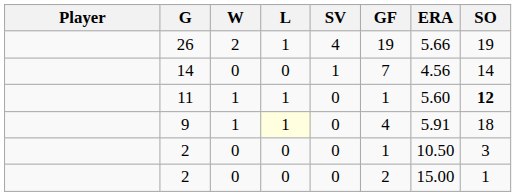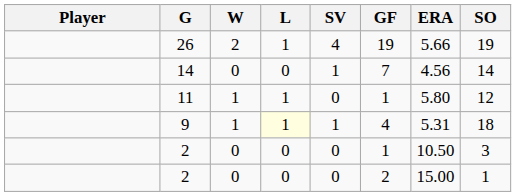(435, 97) 5.60 -> (435, 97) 5.80
(486, 97) bold -> (486, 97) normal
(335, 124) 0 -> (335, 124) 1
(435, 124) 5.91 -> (435, 124) 5.31
